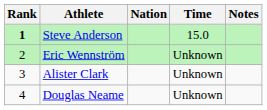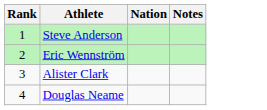- column: (198, 14)
(22, 34) bold -> (22, 34) normal
